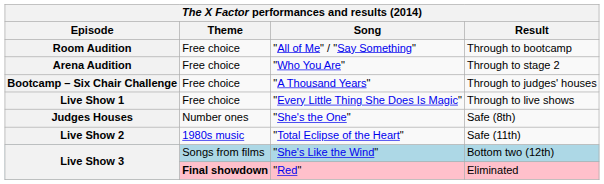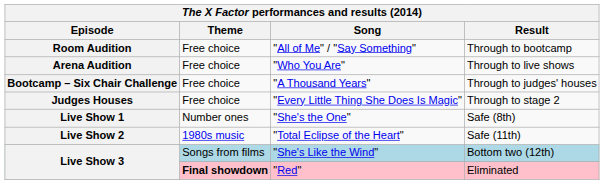(513, 65) Through to stage 2 -> (521, 65) Through to live shows
(92, 100) Live Show 1 -> (92, 100) Judges Houses
(521, 100) Through to live shows -> (513, 100) Through to stage 2
(92, 118) Judges Houses -> (92, 118) Live Show 1
